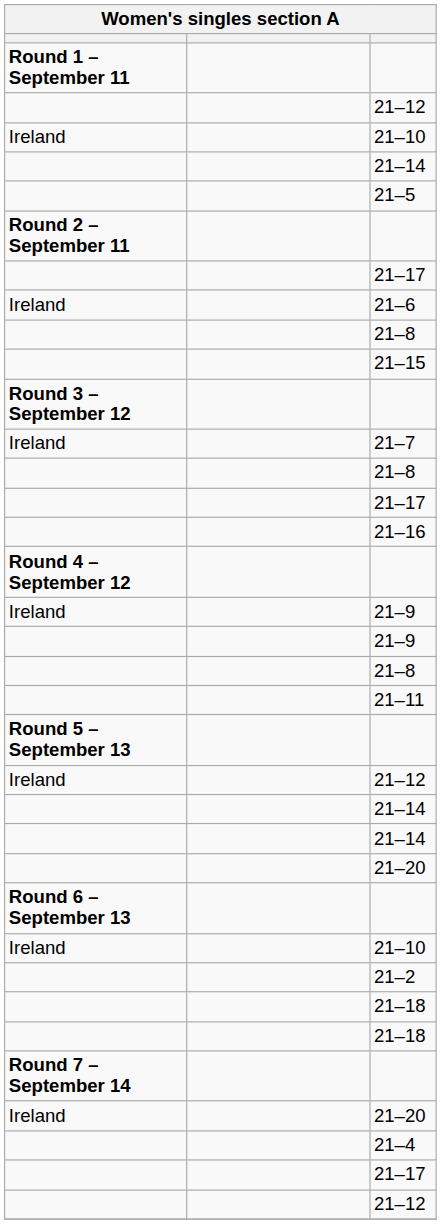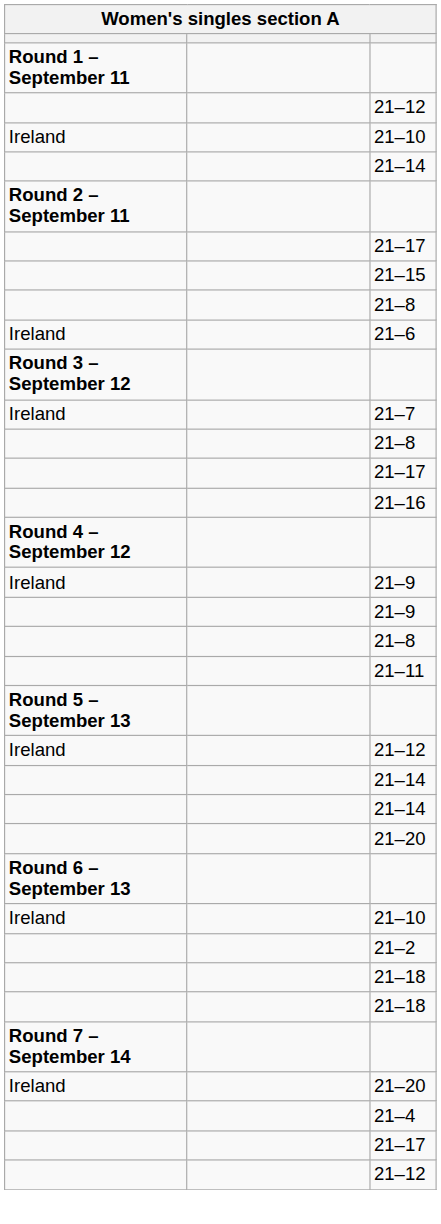- row: (96, 196)
rows swapped: (37, 305) <-> (96, 364)
